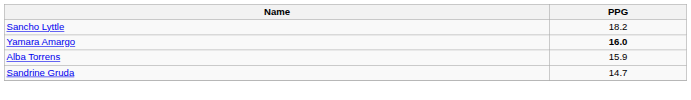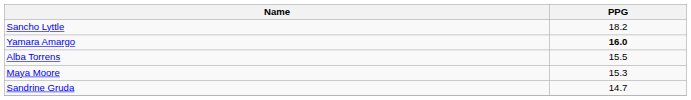(618, 57) 15.9 -> (618, 57) 15.5
+ row: (33, 73)
